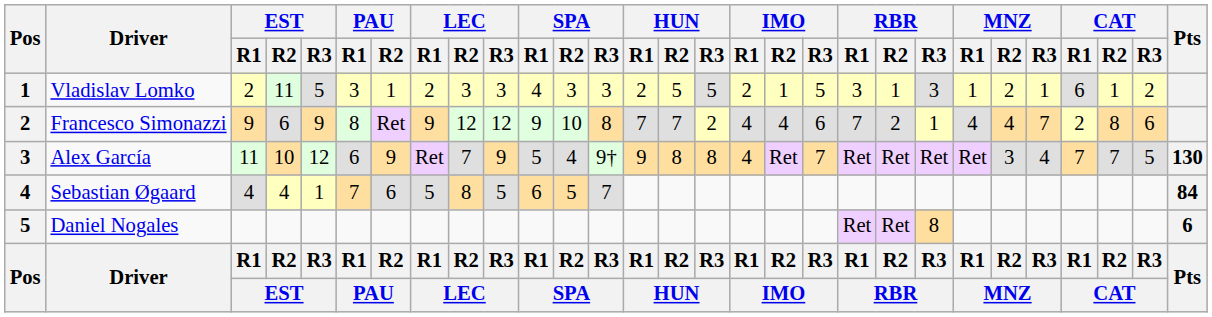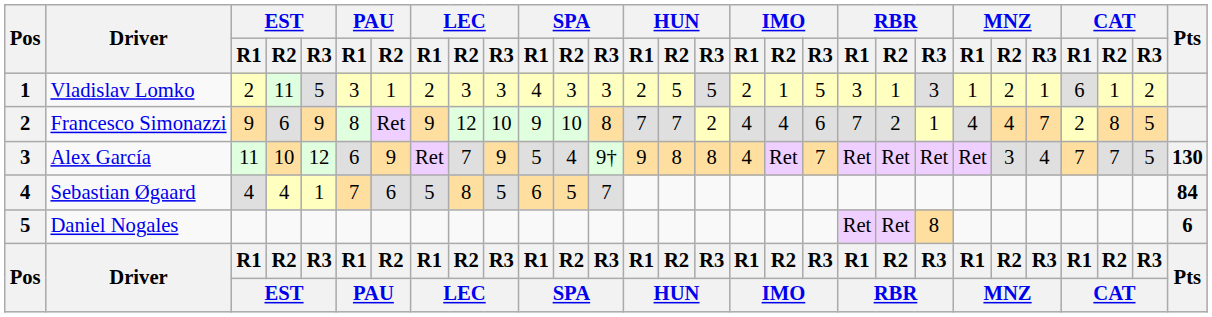(501, 123) 12 -> (501, 123) 10
(1149, 123) 6 -> (1149, 123) 5
